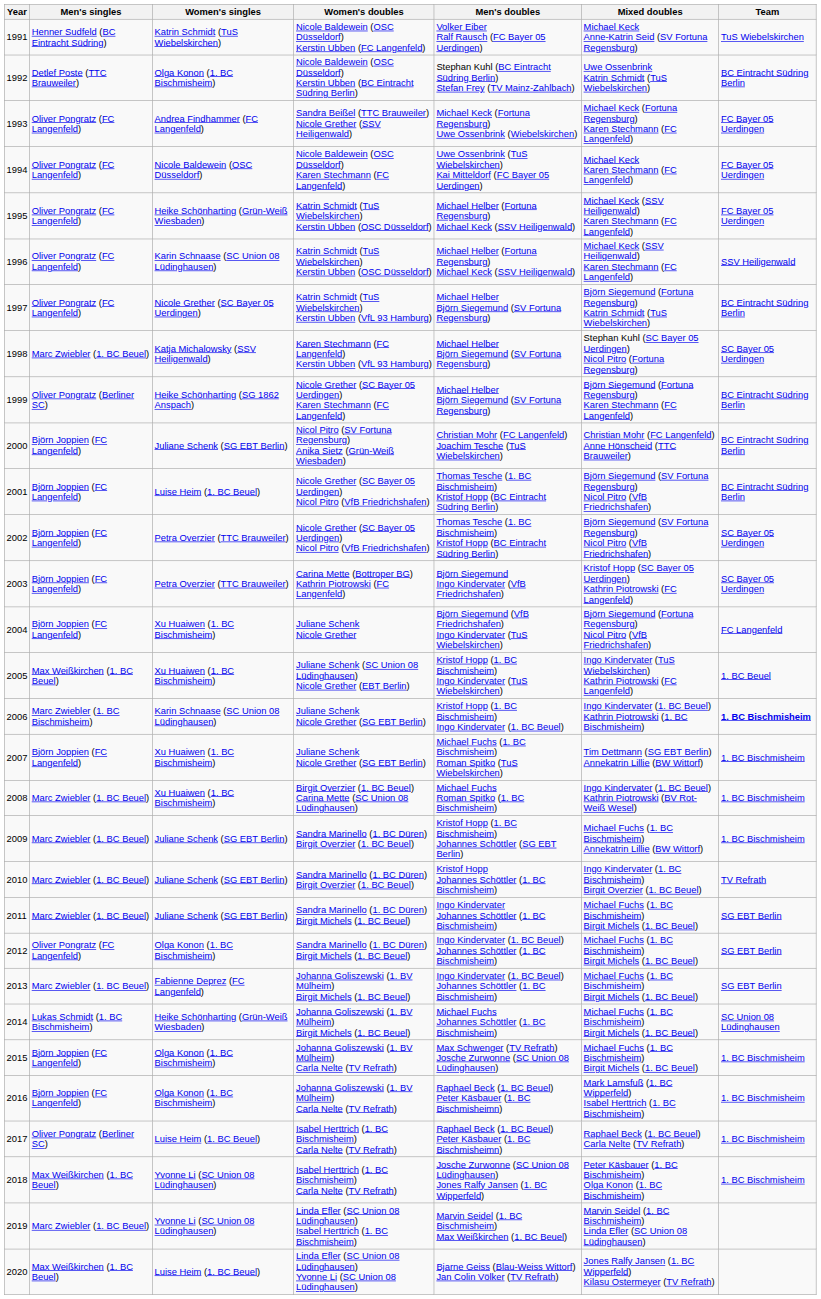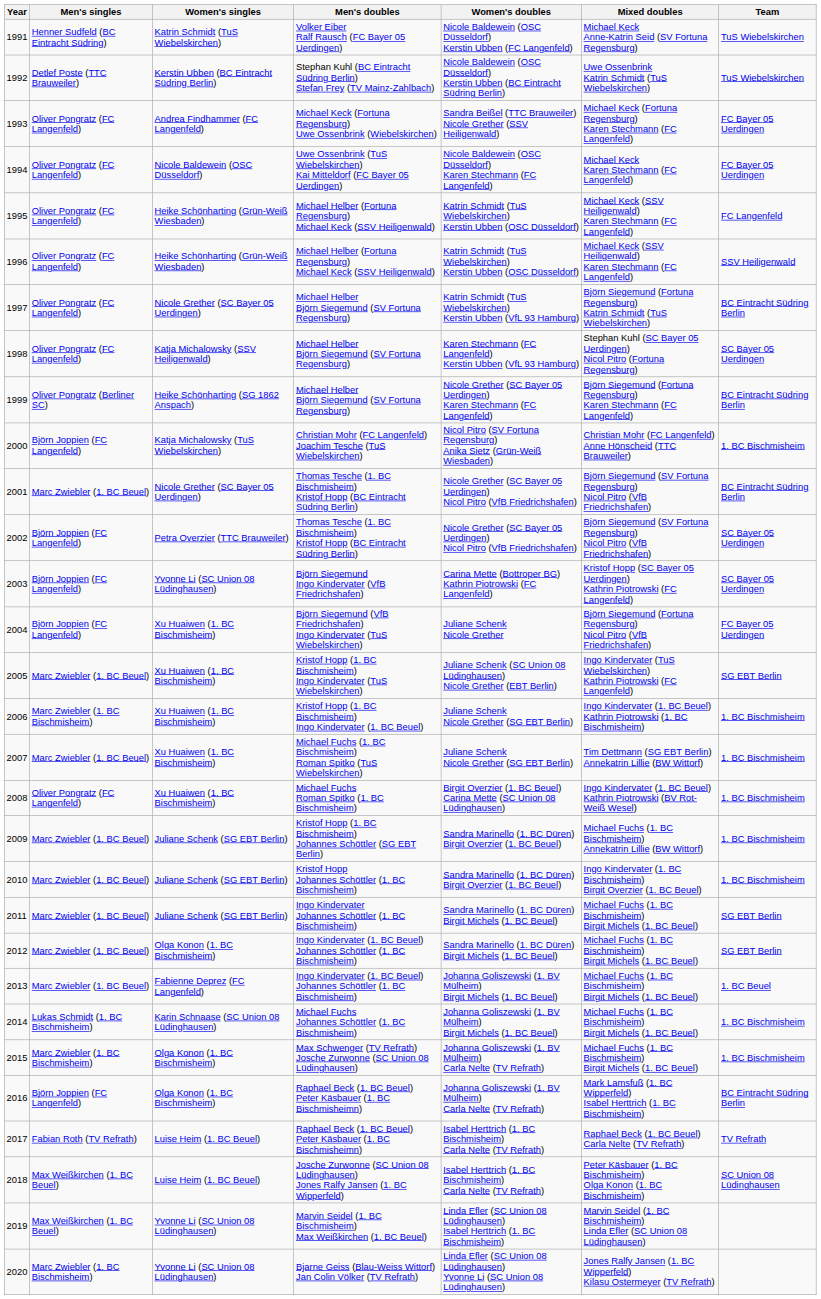columns swapped: (508, 12) <-> (364, 12)
(194, 78) Olga Konon (1. BC Bischmisheim) -> (213, 78) Kerstin Ubben (BC Eintracht Südring Berlin)
(765, 78) BC Eintracht Südring Berlin -> (762, 78) TuS Wiebelskirchen
(747, 216) FC Bayer 05 Uerdingen -> (752, 216) FC Langenfeld
(217, 262) Karin Schnaase (SC Union 08 Lüdinghausen) -> (221, 262) Heike Schönharting (Grün-Weiß Wiesbaden)
(90, 354) Marc Zwiebler (1. BC Beuel) -> (73, 354) Oliver Pongratz (FC Langenfeld)
(221, 446) Juliane Schenk (SG EBT Berlin) -> (204, 446) Katja Michalowsky (TuS Wiebelskirchen)
(765, 446) BC Eintracht Südring Berlin -> (763, 446) 1. BC Bischmisheim
(69, 492) Björn Joppien (FC Langenfeld) -> (90, 492) Marc Zwiebler (1. BC Beuel)
(207, 492) Luise Heim (1. BC Beuel) -> (214, 492) Nicole Grether (SC Bayer 05 Uerdingen)
(222, 584) Petra Overzier (TTC Brauweiler) -> (204, 584) Yvonne Li (SC Union 08 Lüdinghausen)
(752, 630) FC Langenfeld -> (747, 630) FC Bayer 05 Uerdingen
(82, 676) Max Weißkirchen (1. BC Beuel) -> (90, 676) Marc Zwiebler (1. BC Beuel)
(746, 676) 1. BC Beuel -> (751, 676) SG EBT Berlin
(217, 717) Karin Schnaase (SC Union 08 Lüdinghausen) -> (194, 717) Xu Huaiwen (1. BC Bischmisheim)
(766, 717) bold -> (763, 717) normal
(69, 757) Björn Joppien (FC Langenfeld) -> (90, 757) Marc Zwiebler (1. BC Beuel)
(90, 798) Marc Zwiebler (1. BC Beuel) -> (73, 798) Oliver Pongratz (FC Langenfeld)
(744, 880) TV Refrath -> (763, 880) 1. BC Bischmisheim
(73, 951) Oliver Pongratz (FC Langenfeld) -> (90, 951) Marc Zwiebler (1. BC Beuel)
(751, 987) SG EBT Berlin -> (746, 987) 1. BC Beuel
(221, 1022) Heike Schönharting (Grün-Weiß Wiesbaden) -> (217, 1022) Karin Schnaase (SC Union 08 Lüdinghausen)
(750, 1022) SC Union 08 Lüdinghausen -> (763, 1022) 1. BC Bischmisheim
(69, 1058) Björn Joppien (FC Langenfeld) -> (76, 1058) Marc Zwiebler (1. BC Bischmisheim)
(763, 1099) 1. BC Bischmisheim -> (765, 1099) BC Eintracht Südring Berlin
(83, 1139) Oliver Pongratz (Berliner SC) -> (84, 1139) Fabian Roth (TV Refrath)
(763, 1139) 1. BC Bischmisheim -> (744, 1139) TV Refrath
(204, 1180) Yvonne Li (SC Union 08 Lüdinghausen) -> (207, 1180) Luise Heim (1. BC Beuel)
(763, 1180) 1. BC Bischmisheim -> (750, 1180) SC Union 08 Lüdinghausen
(90, 1226) Marc Zwiebler (1. BC Beuel) -> (82, 1226) Max Weißkirchen (1. BC Beuel)
(82, 1272) Max Weißkirchen (1. BC Beuel) -> (76, 1272) Marc Zwiebler (1. BC Bischmisheim)
(207, 1272) Luise Heim (1. BC Beuel) -> (204, 1272) Yvonne Li (SC Union 08 Lüdinghausen)
